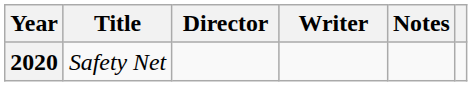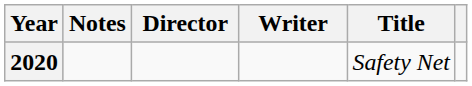columns swapped: (118, 23) <-> (421, 23)
